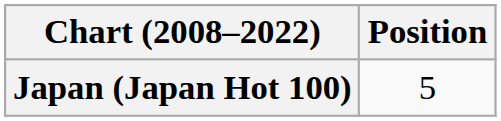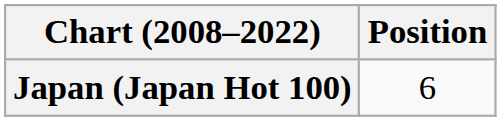(427, 87) 5 -> (427, 87) 6
